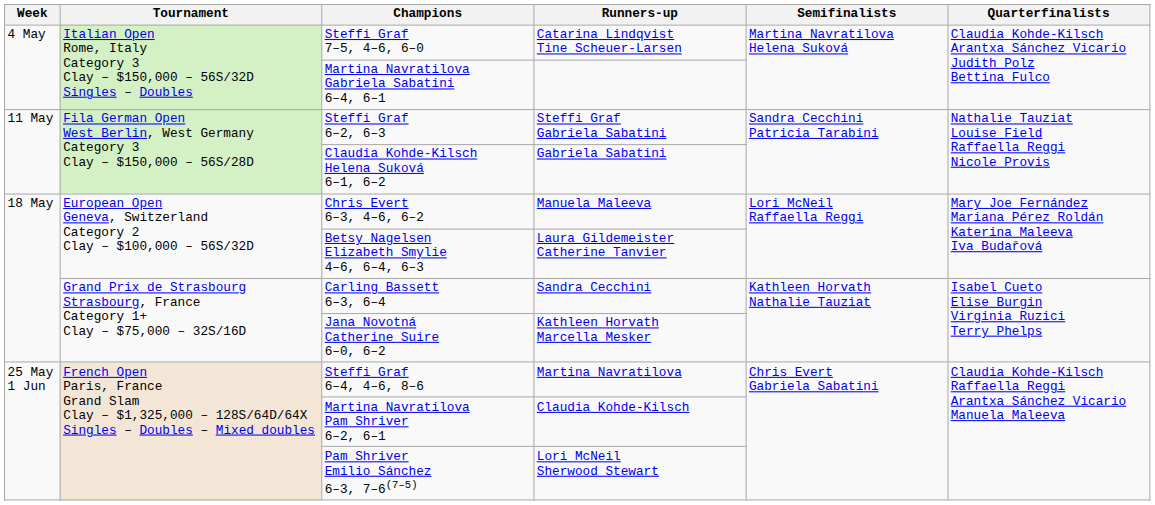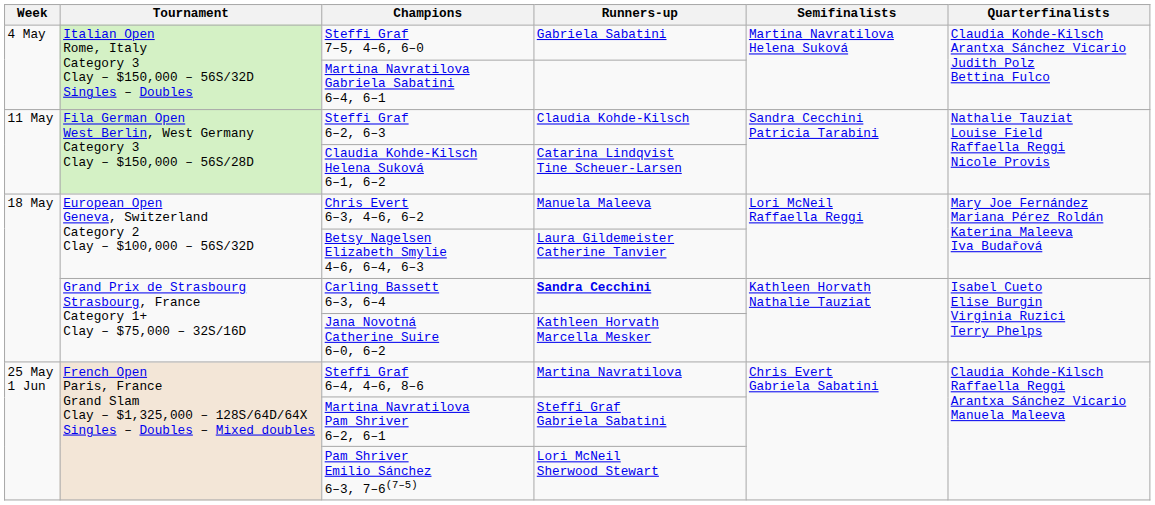(609, 43) Catarina Lindqvist Tine Scheuer-Larsen -> (602, 36) Gabriela Sabatini
(602, 127) Steffi Graf Gabriela Sabatini -> (613, 120) Claudia Kohde-Kilsch
(602, 155) Gabriela Sabatini -> (609, 162) Catarina Lindqvist Tine Scheuer-Larsen
(594, 289) normal -> (594, 289) bold
(613, 408) Claudia Kohde-Kilsch -> (602, 415) Steffi Graf Gabriela Sabatini
